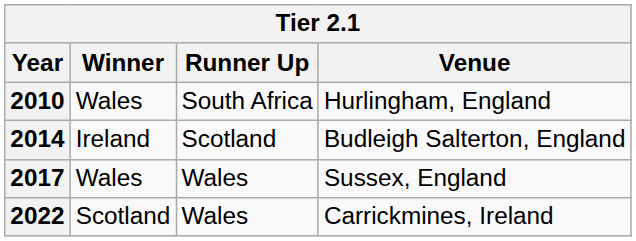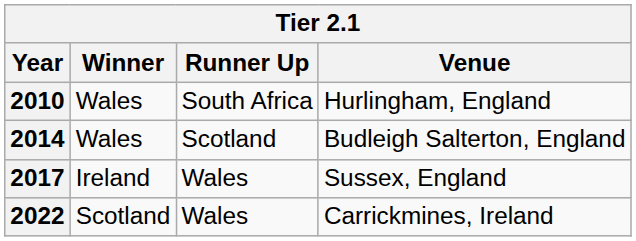(113, 139) Ireland -> (109, 139) Wales
(109, 178) Wales -> (113, 178) Ireland
